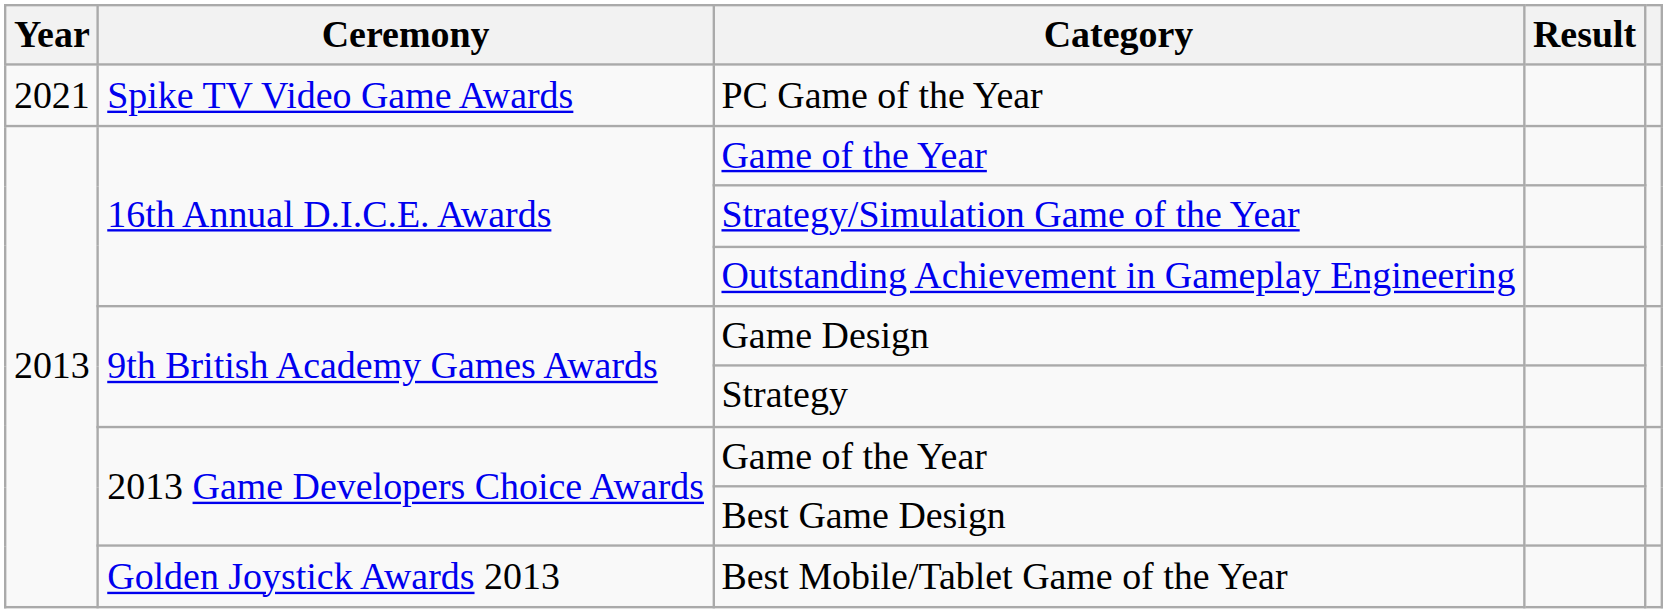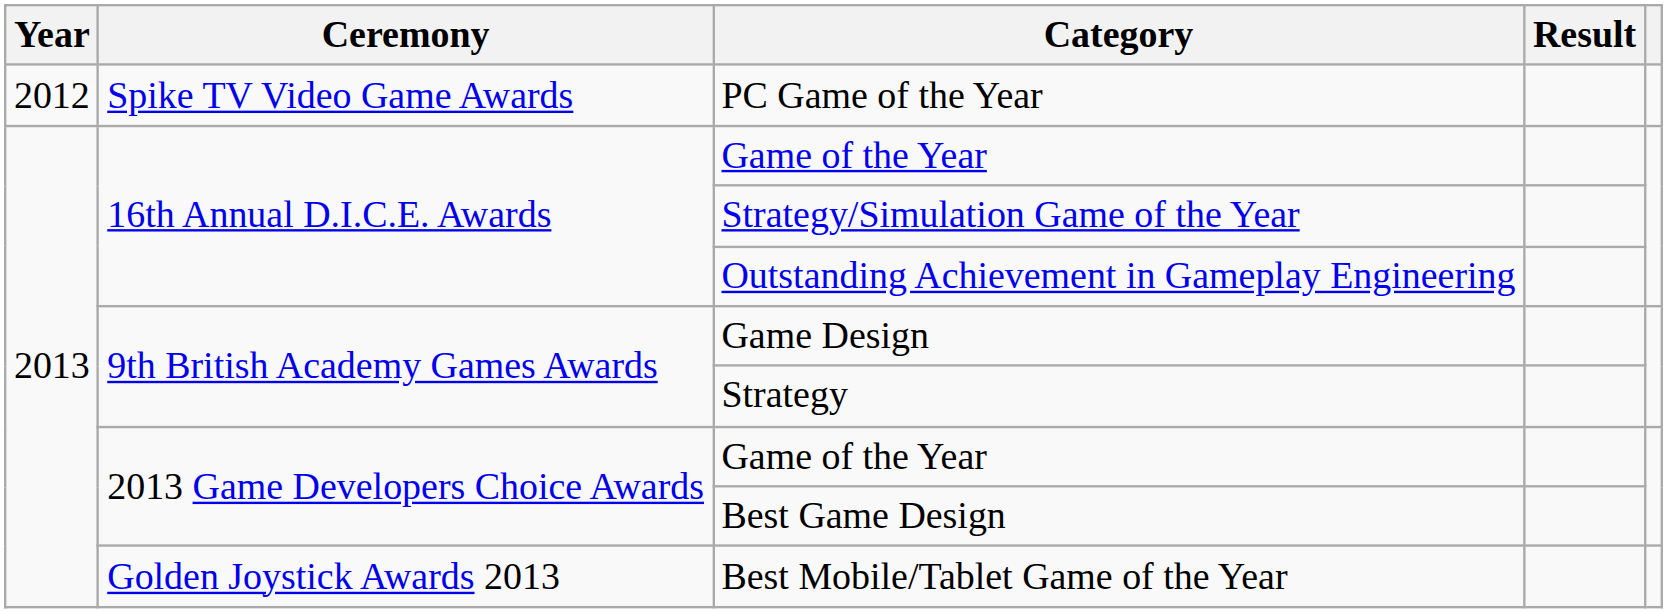(52, 94) 2021 -> (52, 94) 2012
